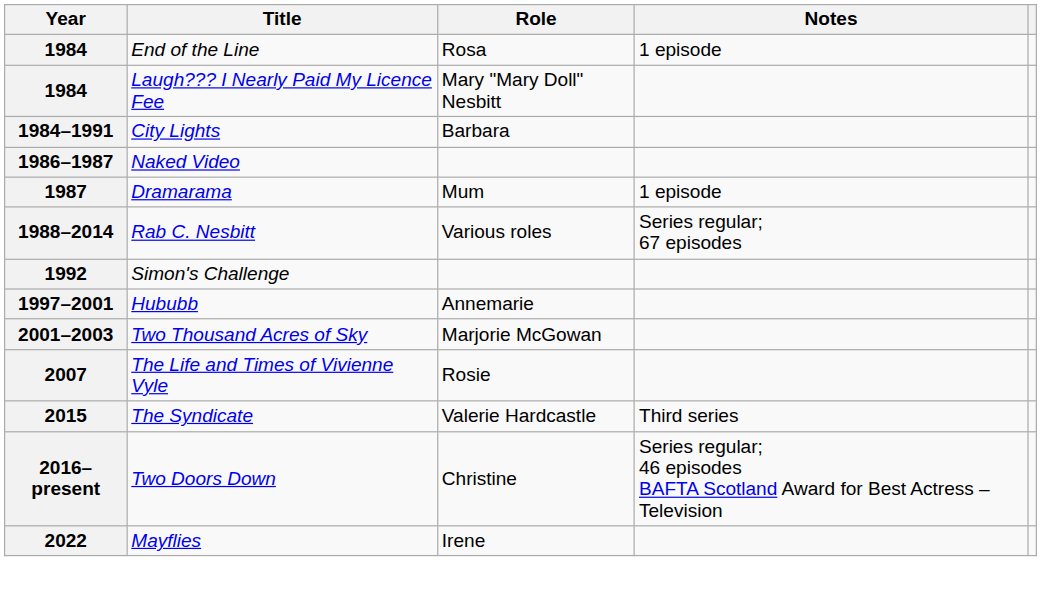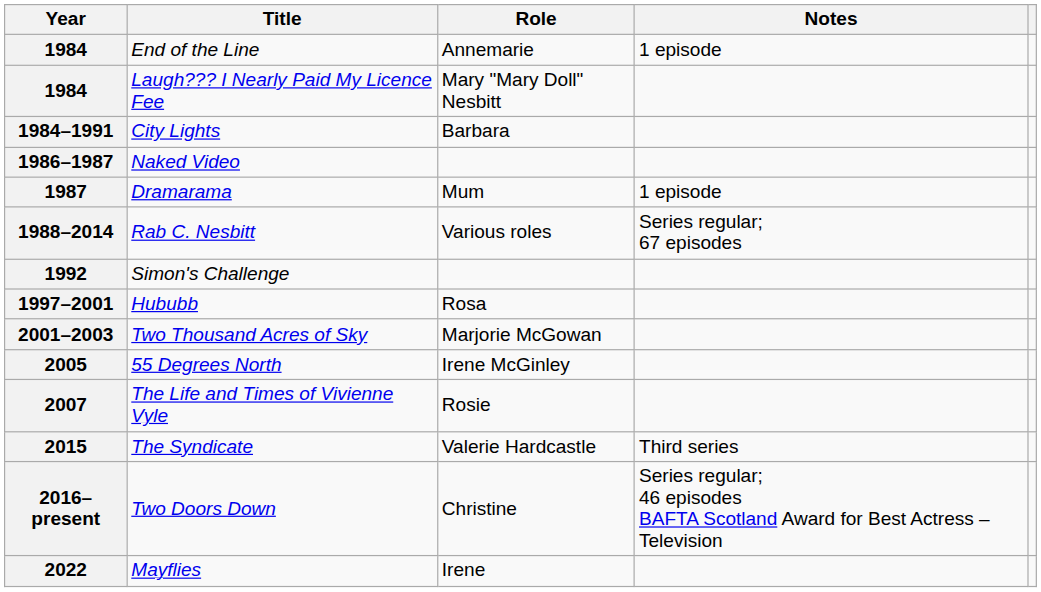(464, 49) Rosa -> (488, 49) Annemarie
(488, 304) Annemarie -> (464, 304) Rosa
+ row: (66, 364)
